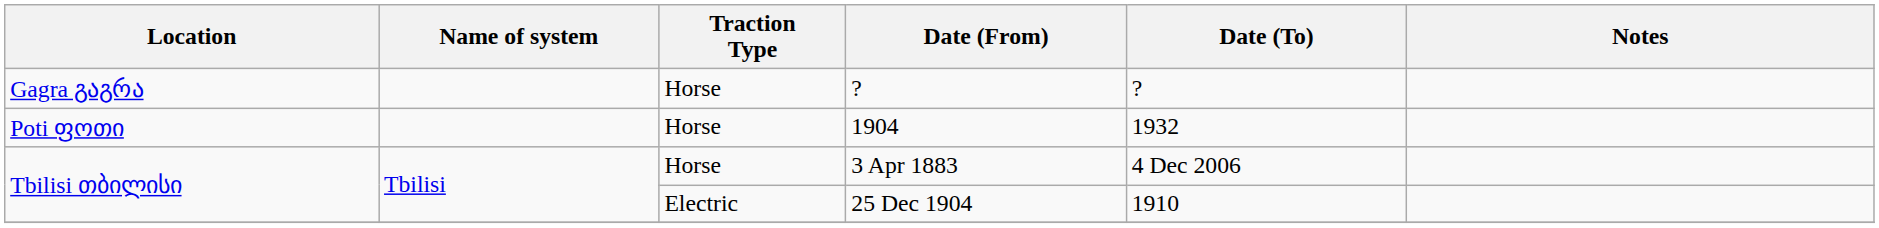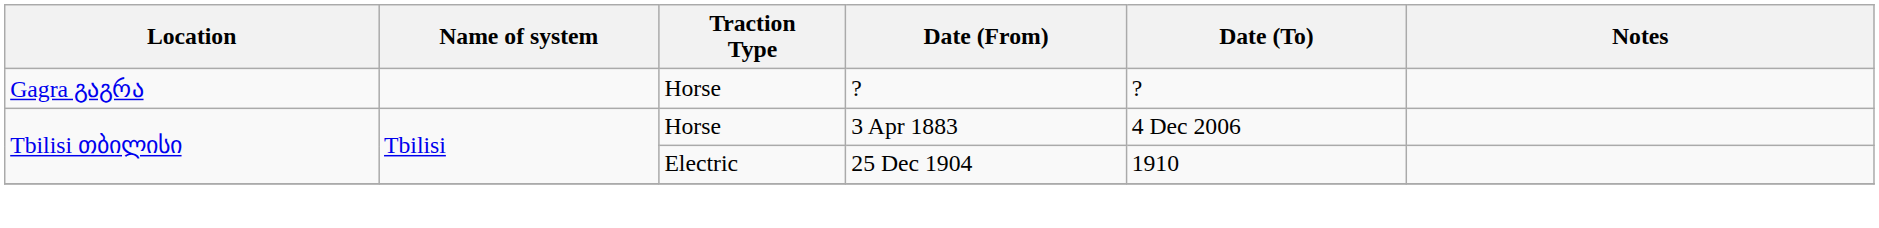- row: (875, 127)
